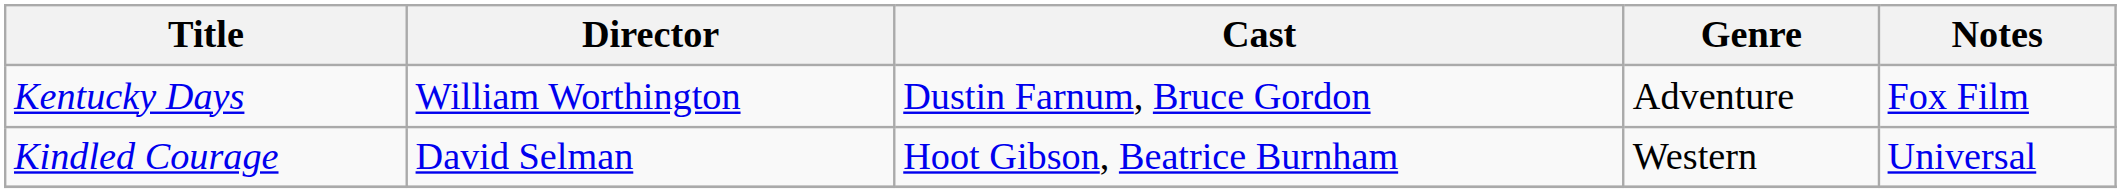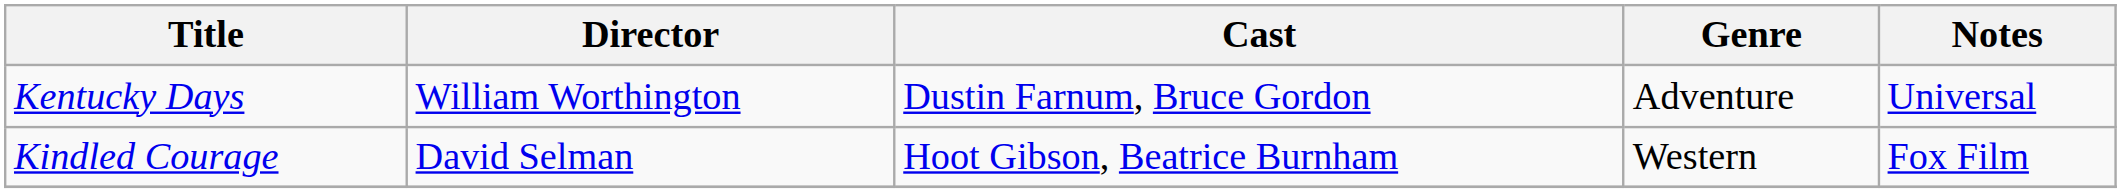(1958, 95) Fox Film -> (1962, 95) Universal
(1962, 156) Universal -> (1958, 156) Fox Film
